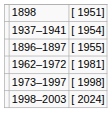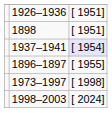+ row: (39, 13)
(88, 30) no background -> (88, 47) lavender background
- row: (39, 64)
